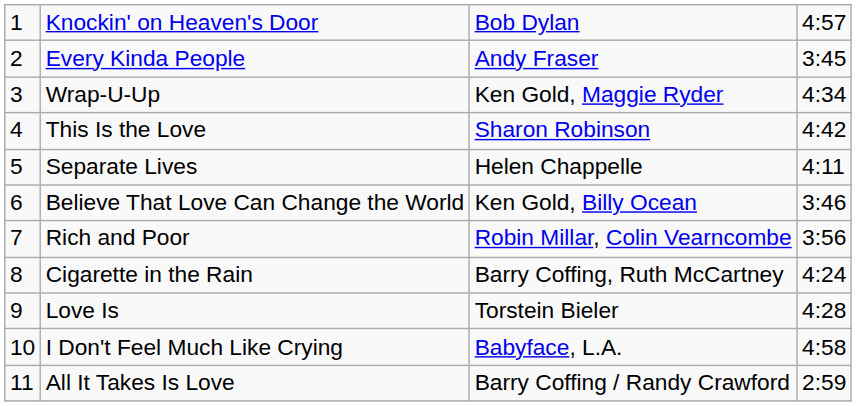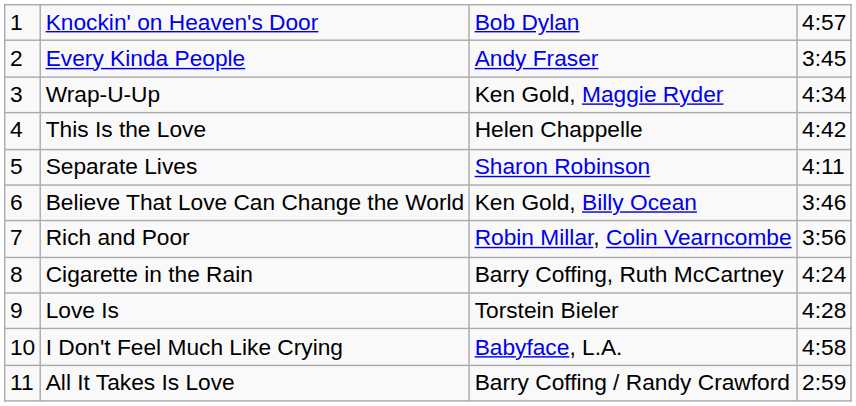(562, 130) Sharon Robinson -> (559, 130) Helen Chappelle
(559, 166) Helen Chappelle -> (562, 166) Sharon Robinson
